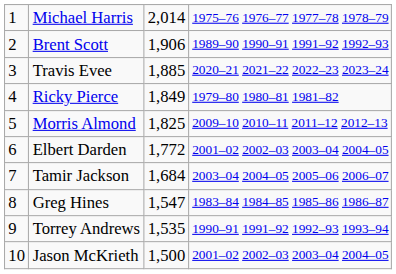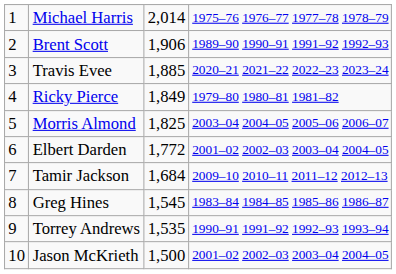(290, 123) 2009–10 2010–11 2011–12 2012–13 -> (290, 123) 2003–04 2004–05 2005–06 2006–07
(290, 176) 2003–04 2004–05 2005–06 2006–07 -> (290, 176) 2009–10 2010–11 2011–12 2012–13
(166, 202) 1,547 -> (166, 202) 1,545
